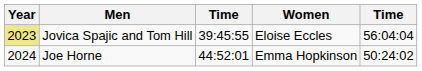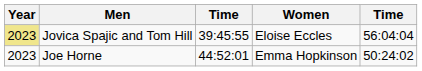(22, 55) 2024 -> (22, 55) 2023
